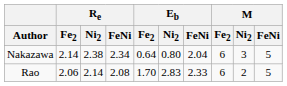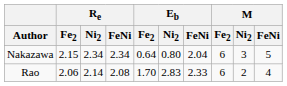(69, 54) 2.14 -> (69, 54) 2.15
(93, 54) 2.38 -> (93, 54) 2.34
(268, 72) 5 -> (268, 72) 4
